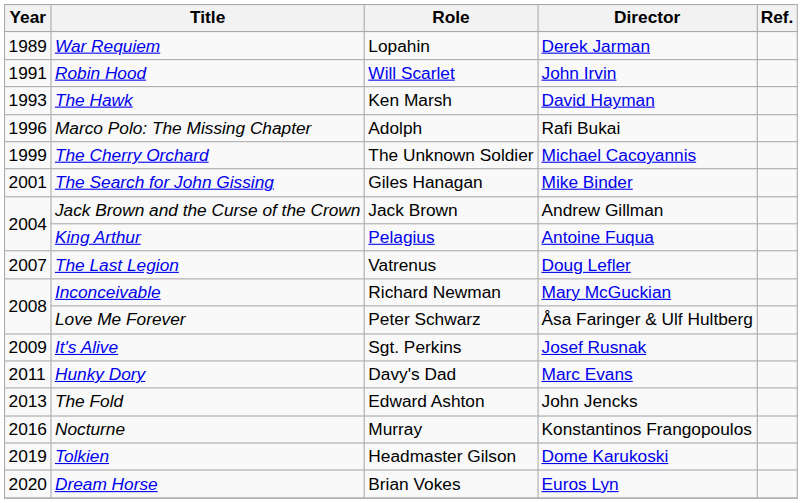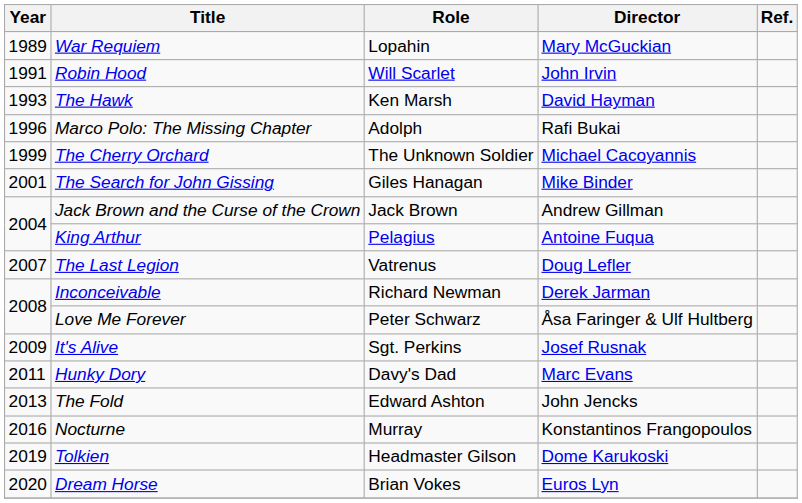(596, 45) Derek Jarman -> (606, 45) Mary McGuckian
(606, 292) Mary McGuckian -> (596, 292) Derek Jarman
